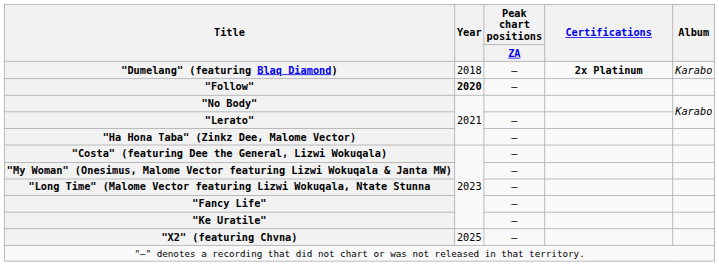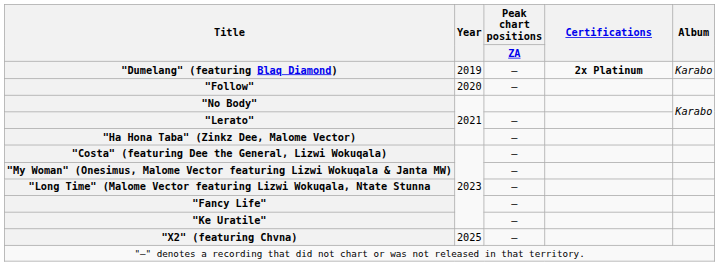(469, 70) 2018 -> (469, 70) 2019
(469, 87) bold -> (469, 87) normal
